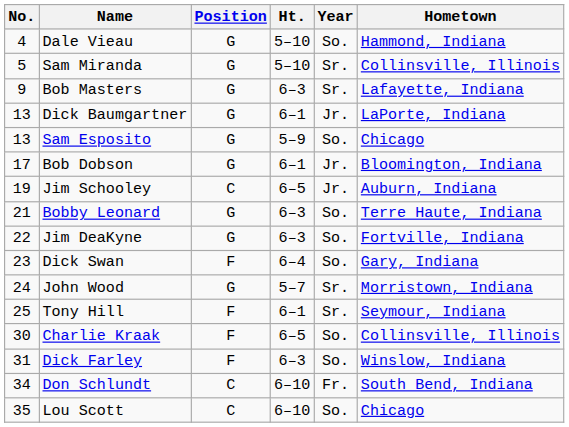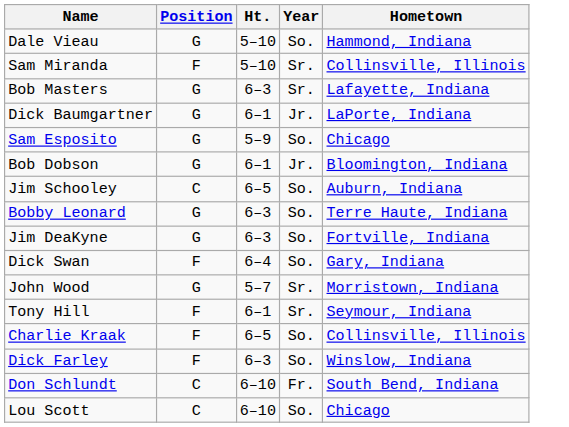- column: (22, 17)
(231, 66) G -> (196, 66) F
(336, 189) Jr. -> (301, 189) So.
